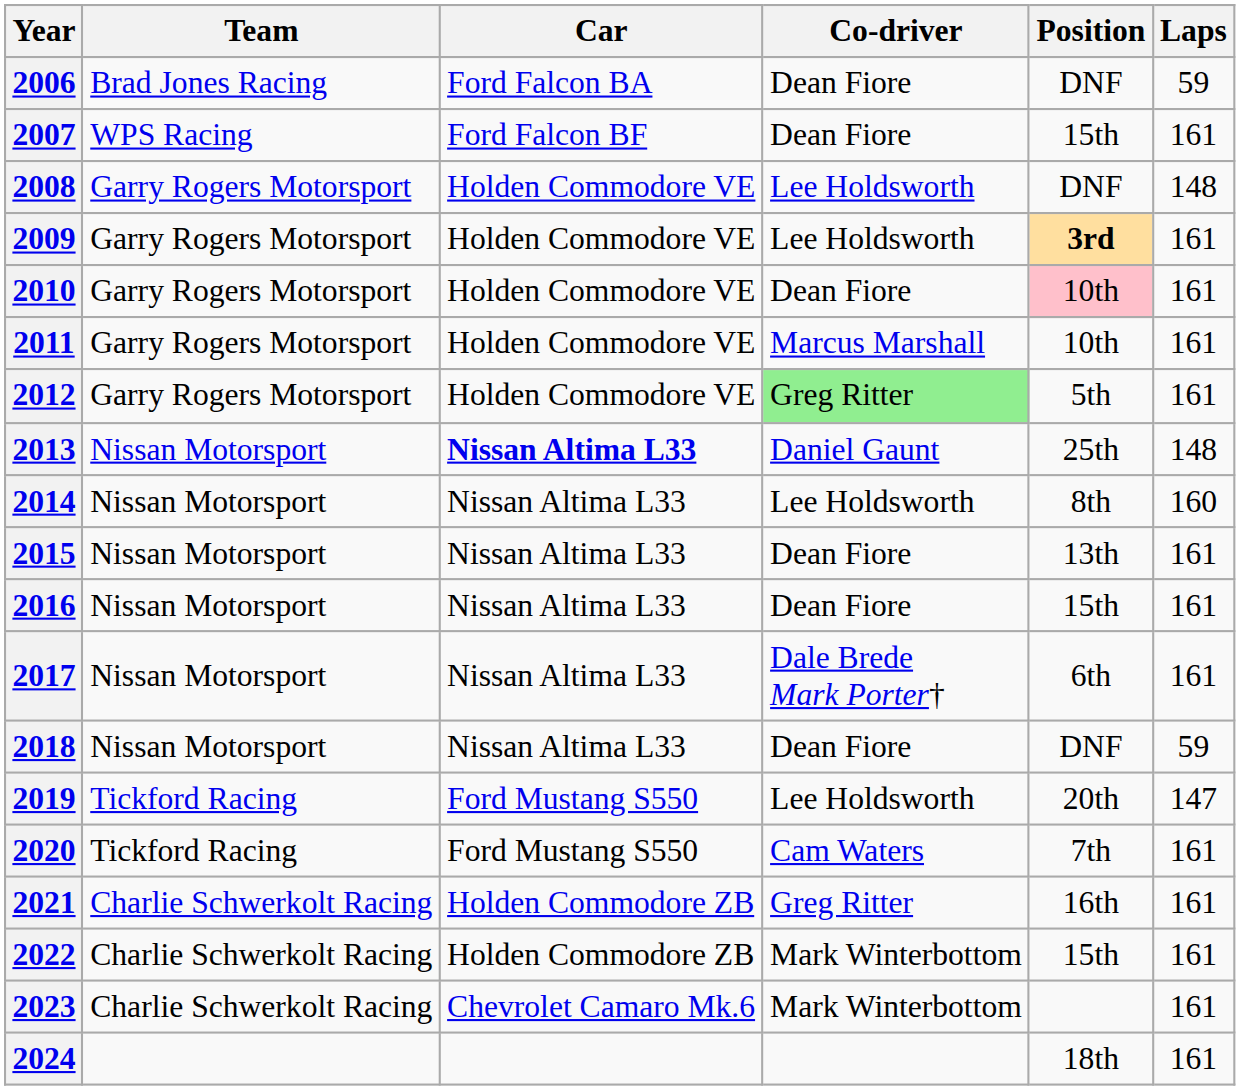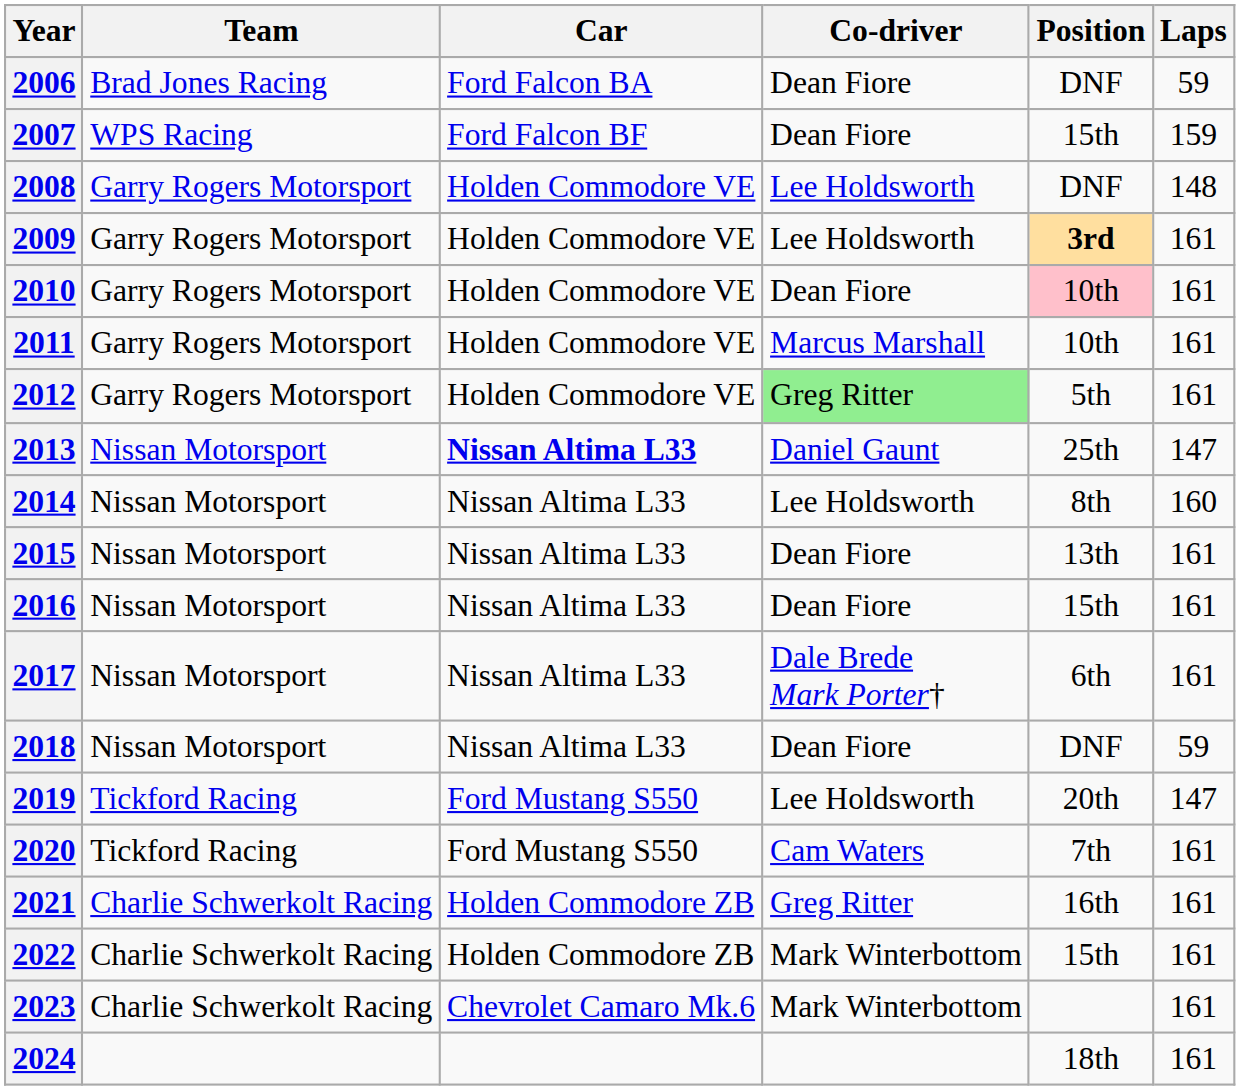(1193, 135) 161 -> (1193, 135) 159
(1193, 447) 148 -> (1193, 447) 147
